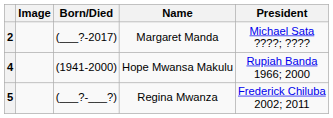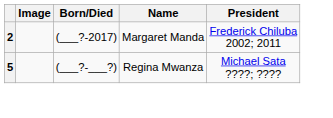(282, 37) Michael Sata ????; ???? -> (253, 37) Frederick Chiluba 2002; 2011
- row: (10, 67)
(282, 98) Frederick Chiluba 2002; 2011 -> (253, 67) Michael Sata ????; ????
